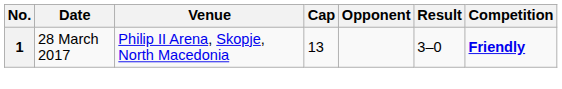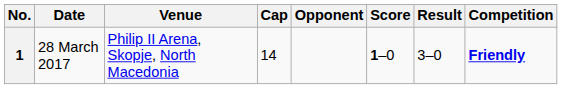+ column: (390, 16)
(316, 47) 13 -> (269, 55) 14
